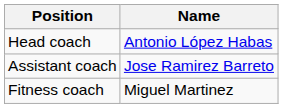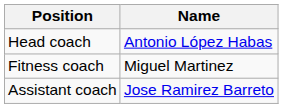rows swapped: (62, 66) <-> (56, 90)
